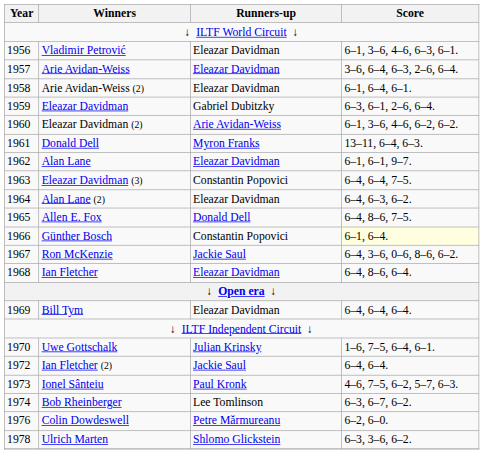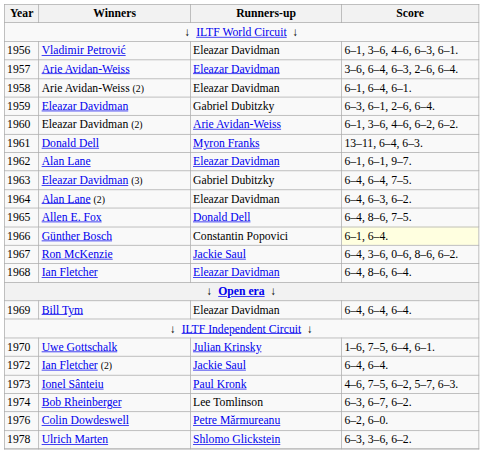(241, 180) Constantin Popovici -> (234, 180) Gabriel Dubitzky
